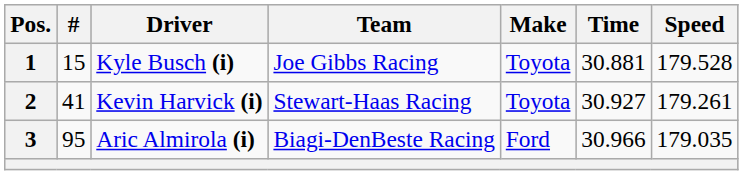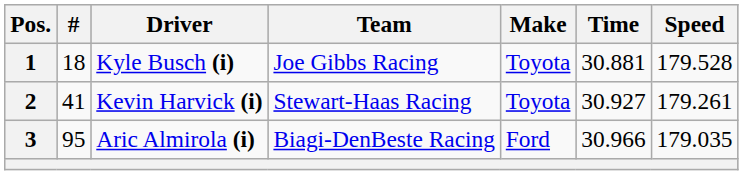(74, 62) 15 -> (74, 62) 18
